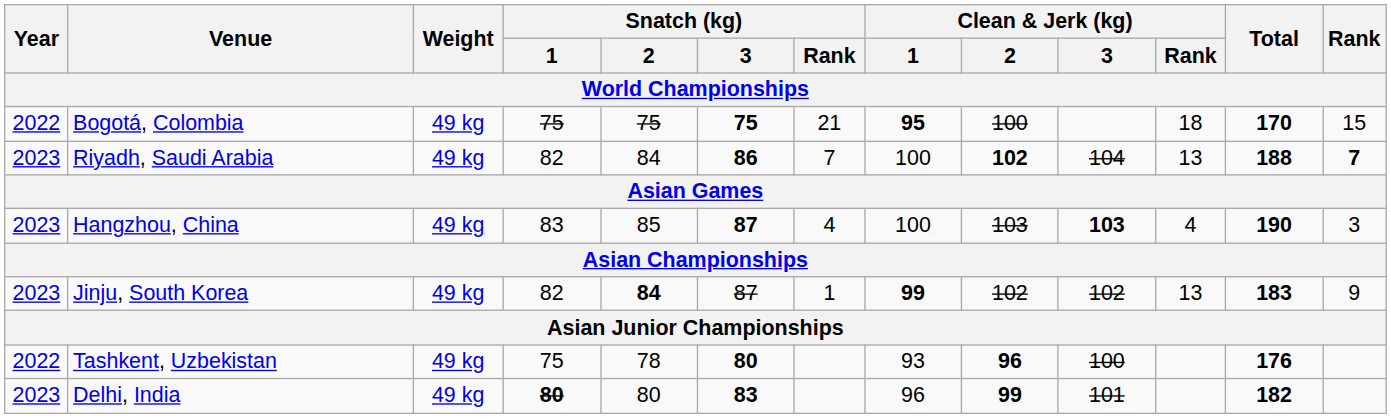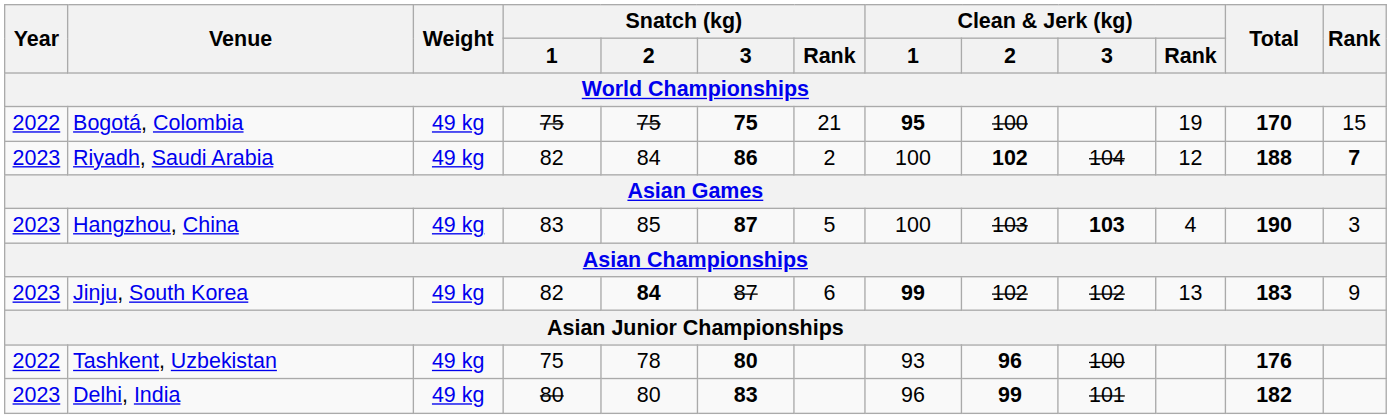(1190, 123) 18 -> (1190, 123) 19
(829, 157) 7 -> (829, 157) 2
(1190, 157) 13 -> (1190, 157) 12
(829, 225) 4 -> (829, 225) 5
(829, 293) 1 -> (829, 293) 6
(552, 395) bold -> (552, 395) normal
